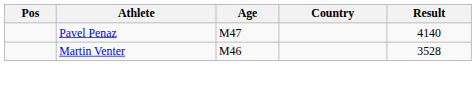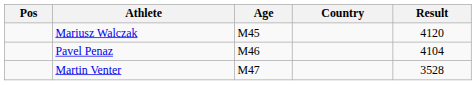+ row: (96, 32)
(230, 32) M47 -> (249, 51) M46
(429, 32) 4140 -> (432, 51) 4104
(230, 51) M46 -> (249, 70) M47
